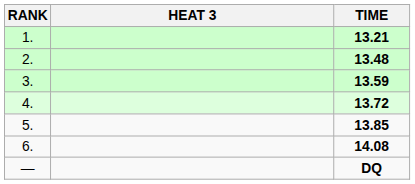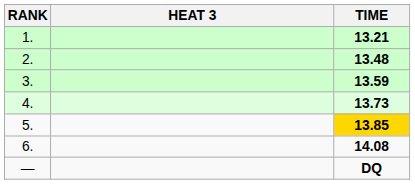(372, 103) 13.72 -> (372, 103) 13.73
(372, 125) no background -> (372, 125) gold background
